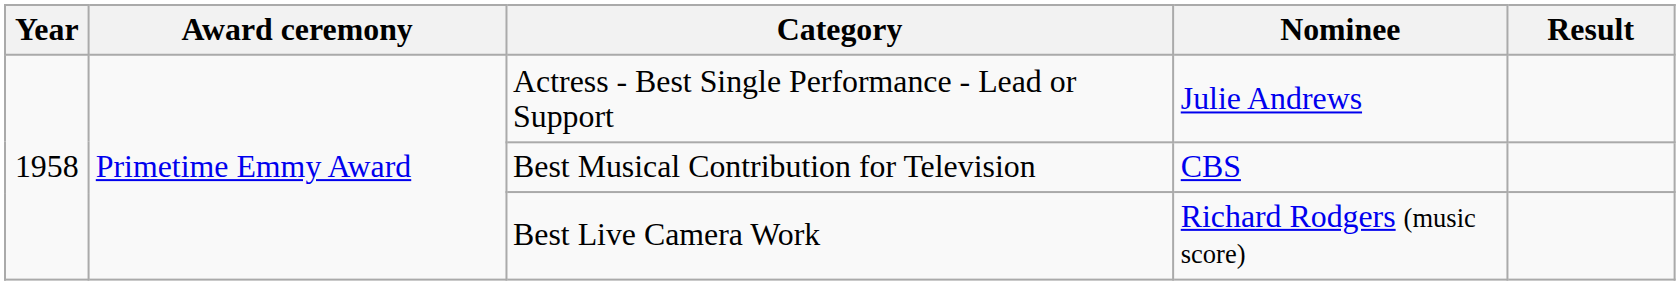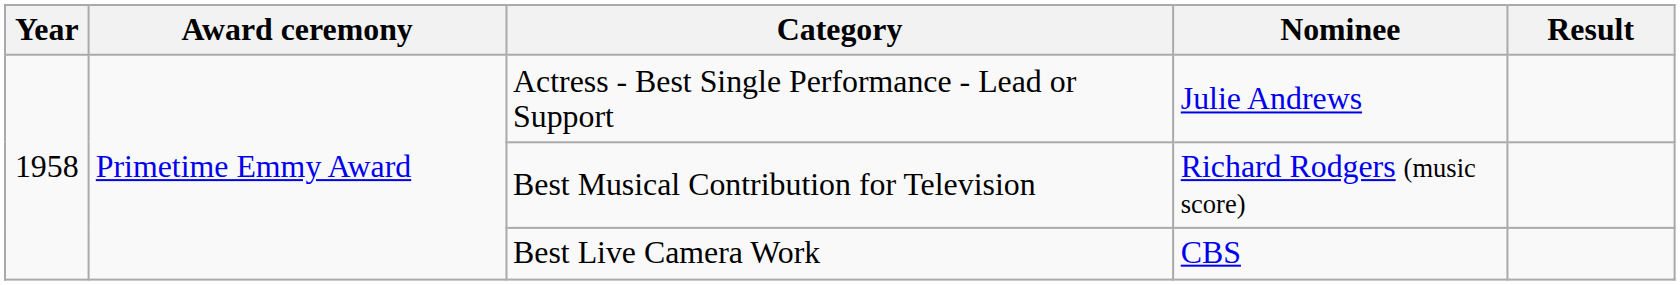(1211, 166) CBS -> (1328, 184) Richard Rodgers (music score)
(1328, 234) Richard Rodgers (music score) -> (1211, 252) CBS
